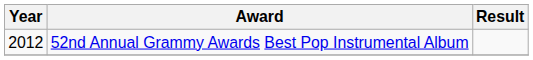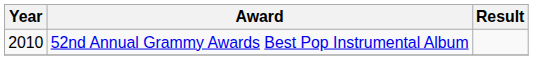(26, 42) 2012 -> (26, 42) 2010
